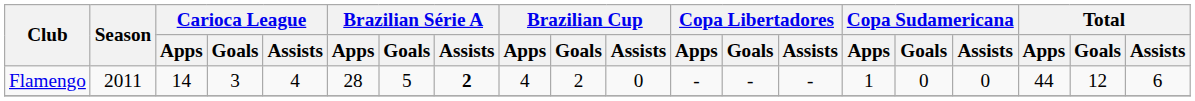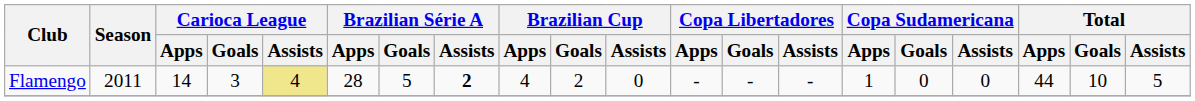(295, 80) no background -> (295, 80) khaki background
(1098, 80) 12 -> (1098, 80) 10
(1158, 80) 6 -> (1158, 80) 5
